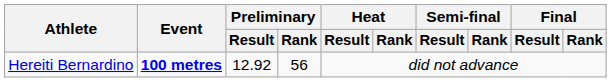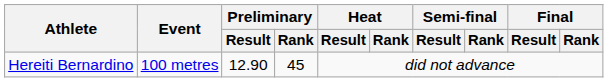(181, 65) bold -> (180, 65) normal
(252, 65) 12.92 -> (248, 65) 12.90
(299, 65) 56 -> (296, 65) 45
